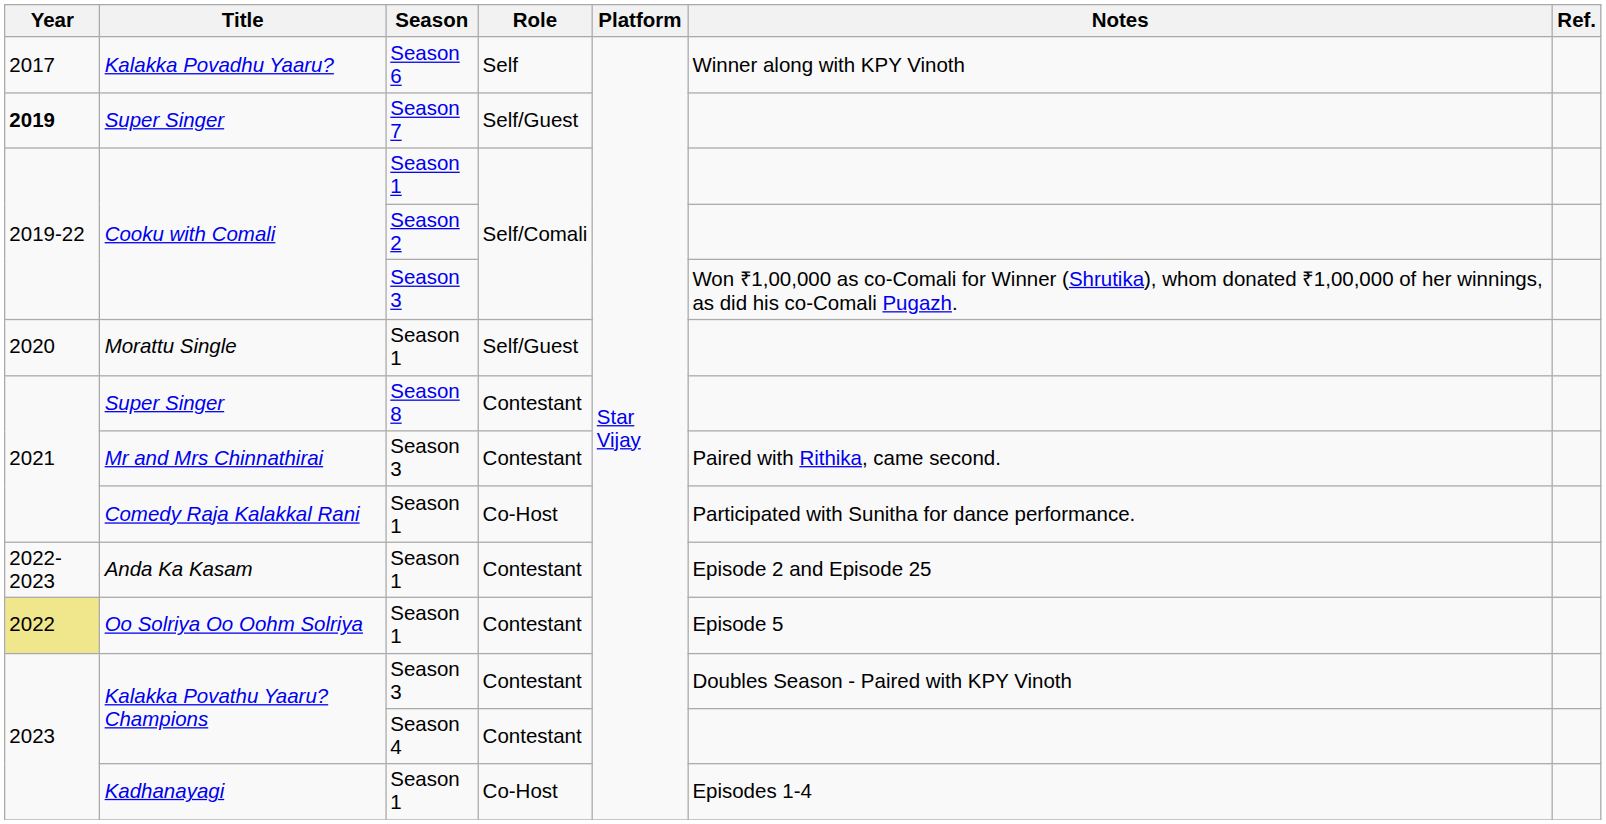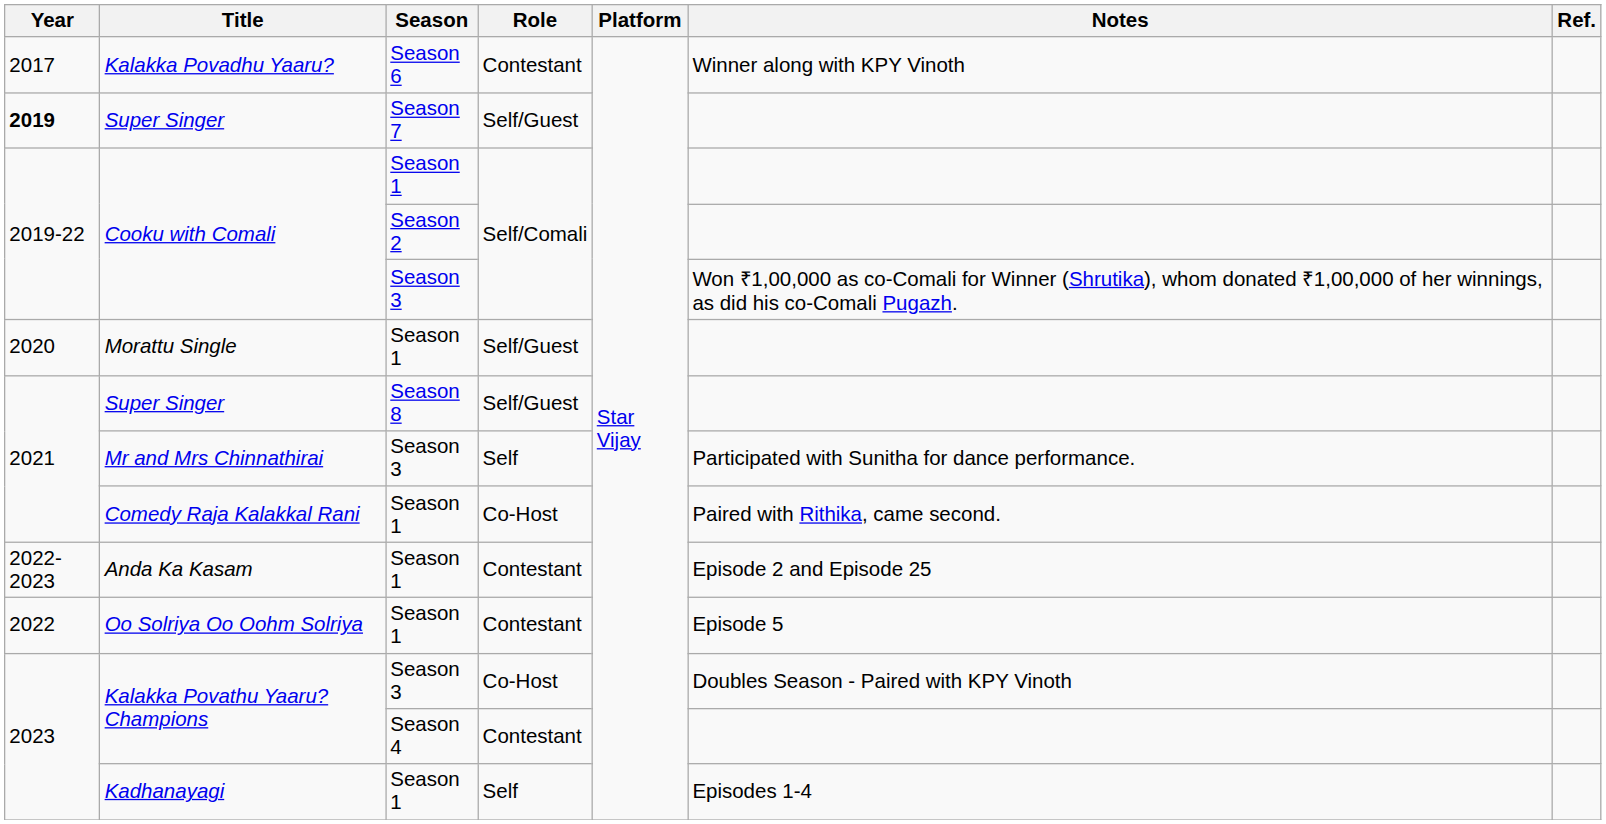(500, 64) Self -> (532, 64) Contestant
(532, 402) Contestant -> (530, 402) Self/Guest
(532, 458) Contestant -> (500, 458) Self
(847, 458) Paired with Rithika, came second. -> (914, 458) Participated with Sunitha for dance performance.
(914, 514) Participated with Sunitha for dance performance. -> (847, 514) Paired with Rithika, came second.
(32, 625) khaki background -> (32, 625) no background
(532, 680) Contestant -> (520, 680) Co-Host
(520, 791) Co-Host -> (500, 791) Self
